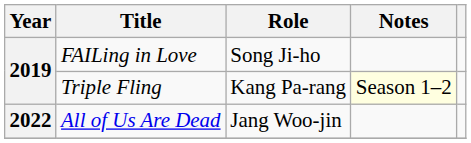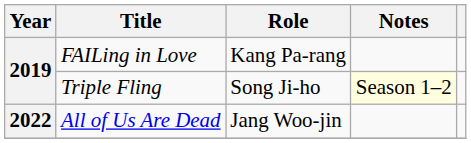(275, 54) Song Ji-ho -> (288, 54) Kang Pa-rang
(288, 87) Kang Pa-rang -> (275, 87) Song Ji-ho
